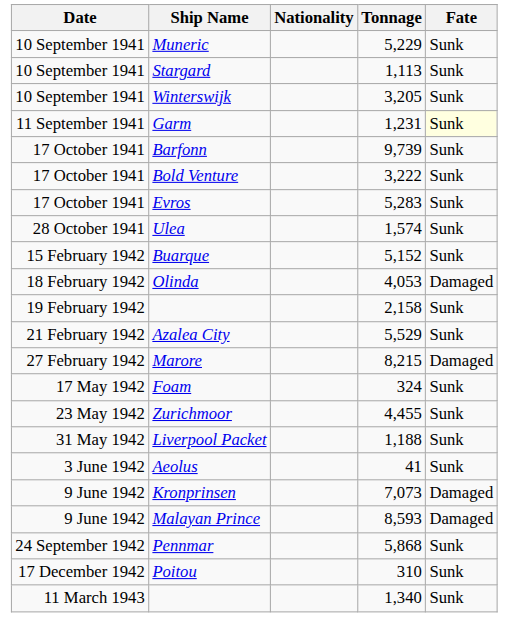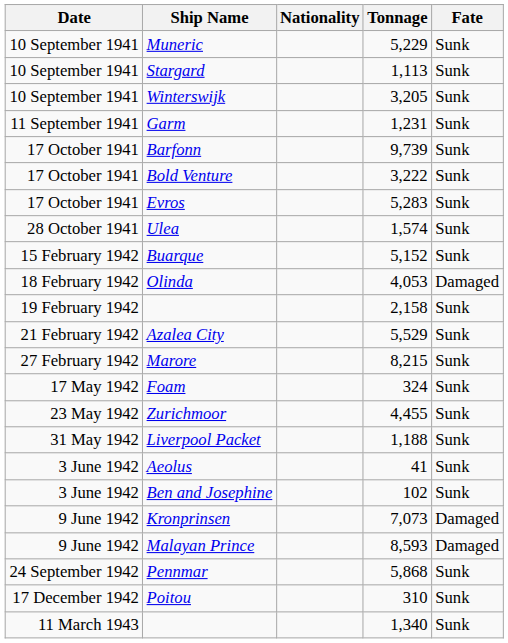(447, 123) lightyellow background -> (452, 123) no background
(461, 360) Damaged -> (452, 360) Sunk
+ row: (209, 492)
